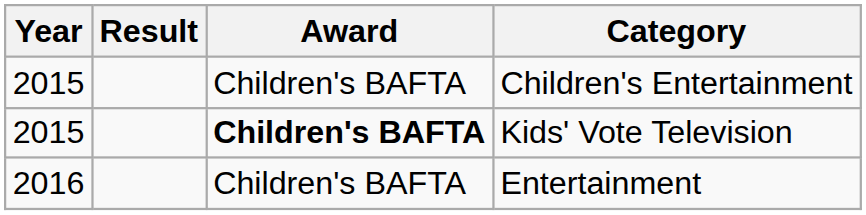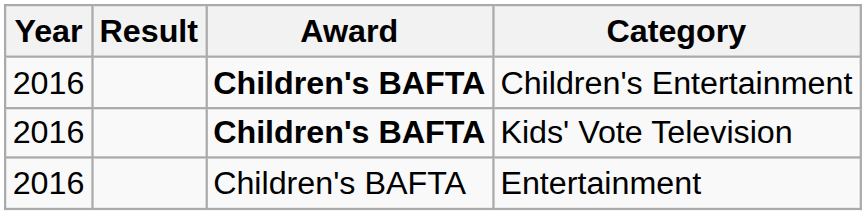(49, 82) 2015 -> (49, 82) 2016
(340, 82) normal -> (349, 82) bold
(49, 133) 2015 -> (49, 133) 2016
